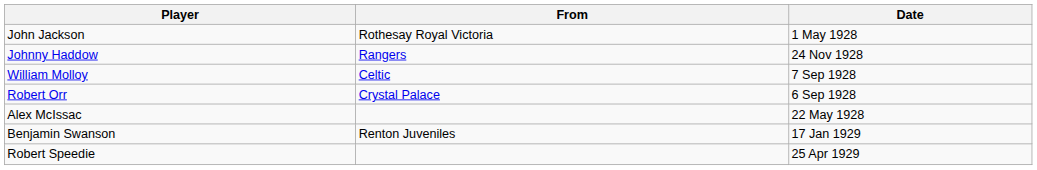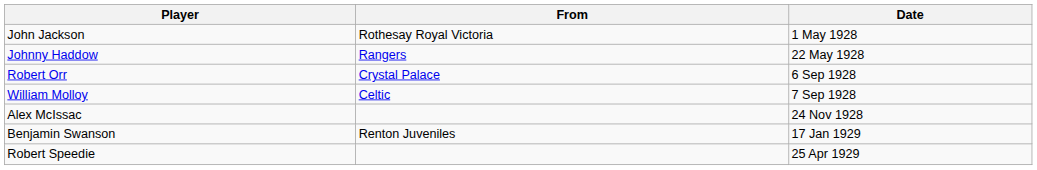(827, 55) 24 Nov 1928 -> (828, 55) 22 May 1928
rows swapped: (37, 94) <-> (48, 75)
(828, 114) 22 May 1928 -> (827, 114) 24 Nov 1928
